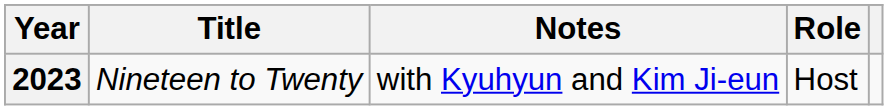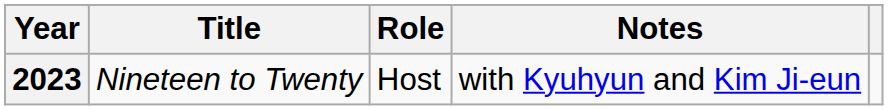columns swapped: (827, 29) <-> (578, 29)
